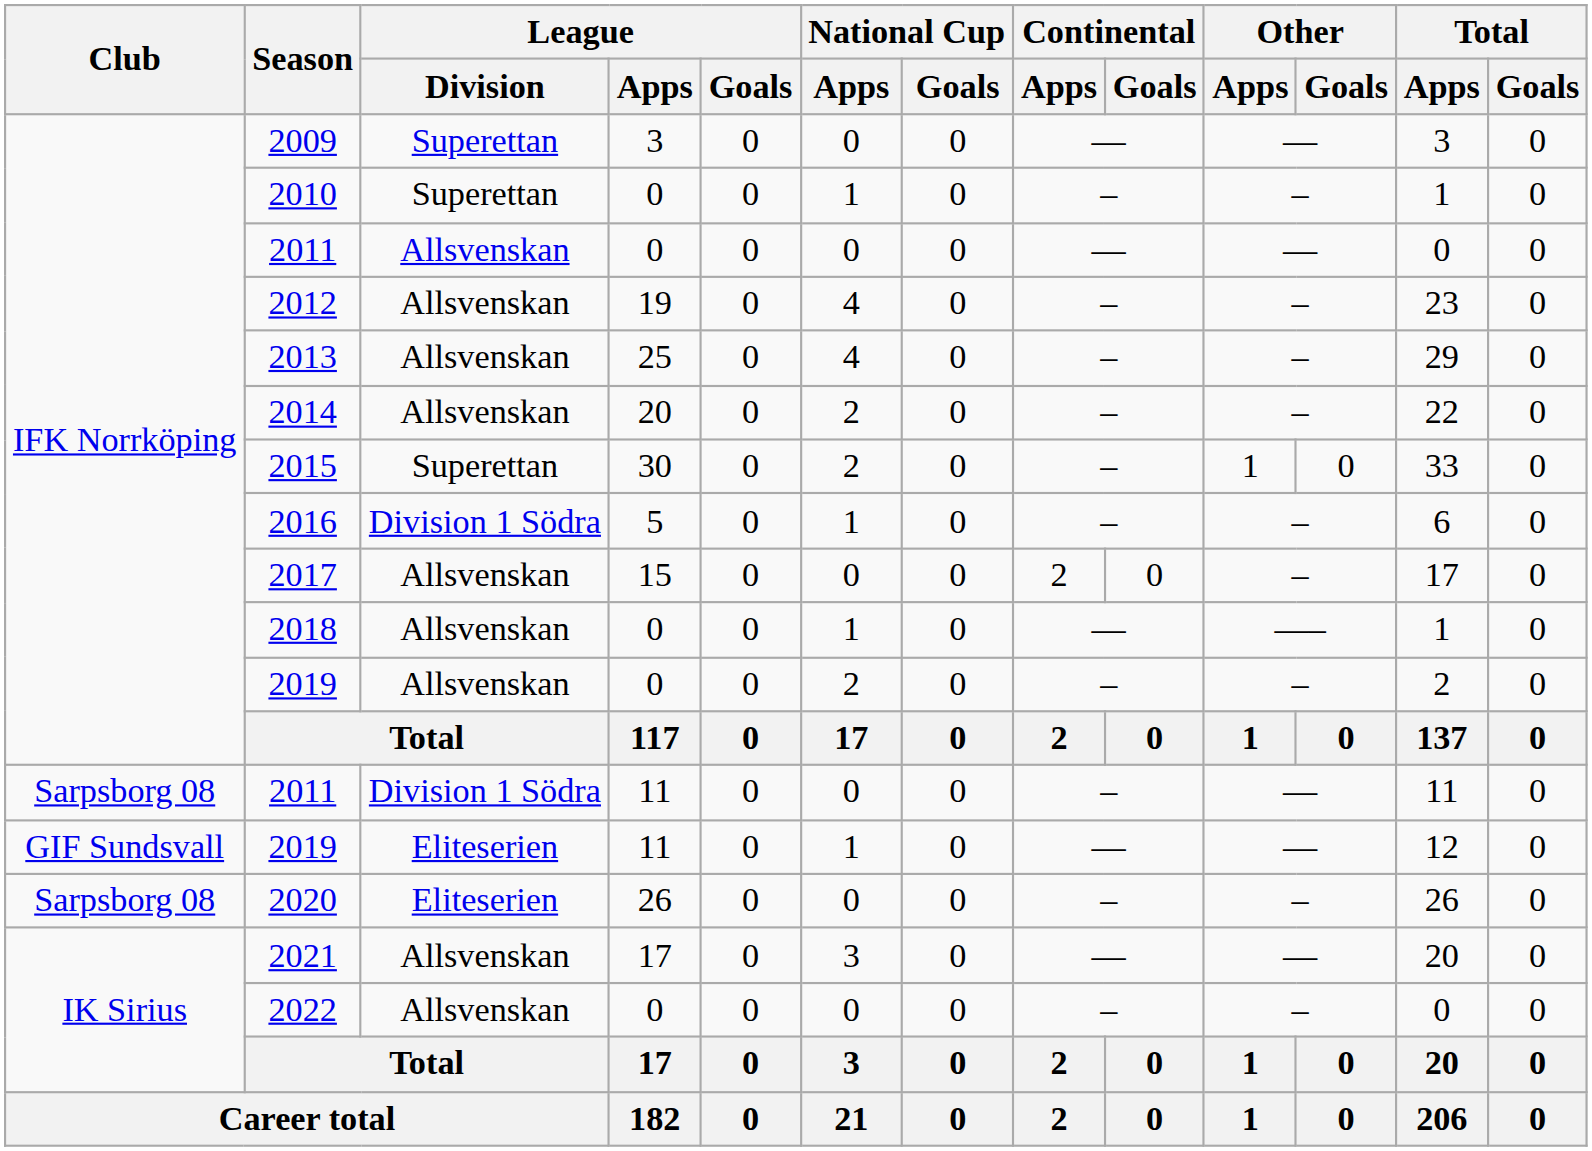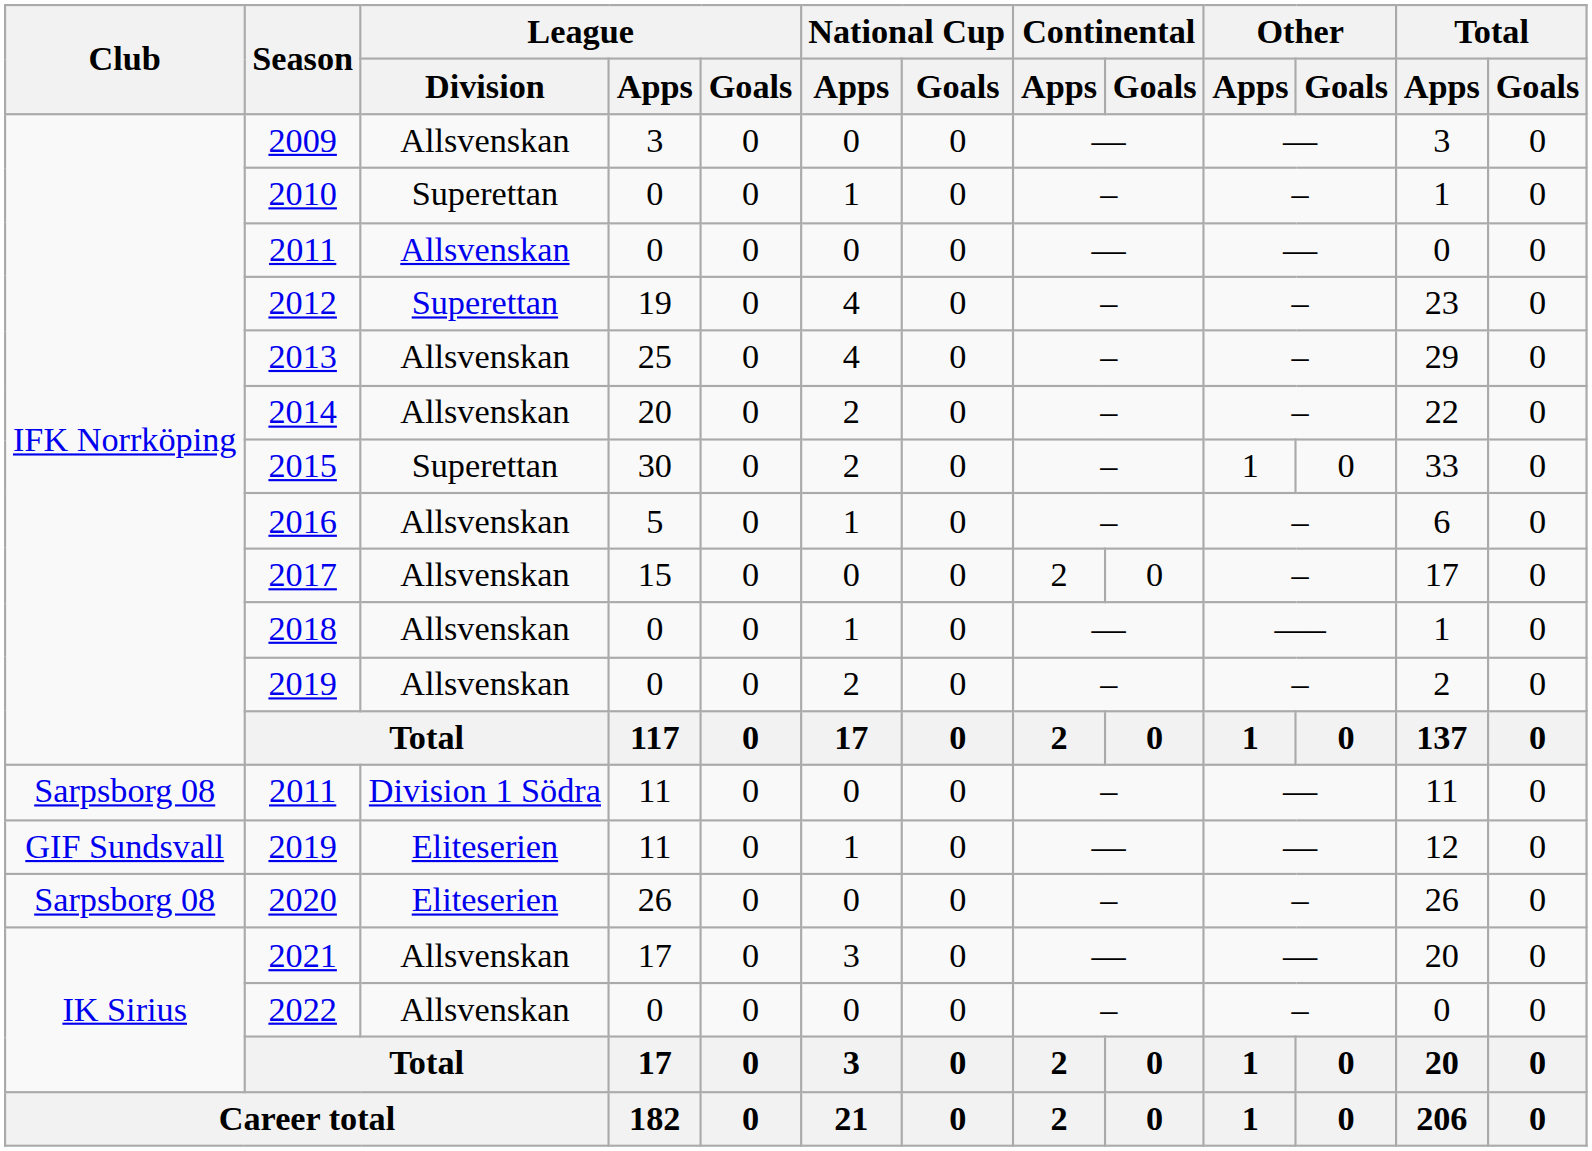(485, 140) Superettan -> (485, 140) Allsvenskan
(485, 303) Allsvenskan -> (485, 303) Superettan
(485, 520) Division 1 Södra -> (485, 520) Allsvenskan
